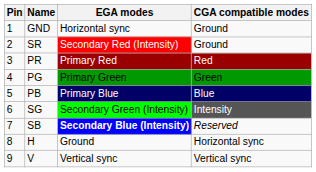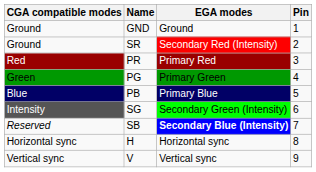columns swapped: (15, 12) <-> (251, 12)
(95, 28) Horizontal sync -> (176, 28) Ground
(77, 142) Ground -> (194, 142) Horizontal sync
